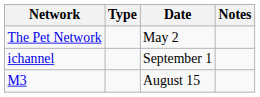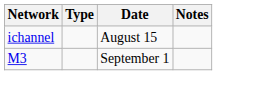- row: (55, 37)
(178, 59) September 1 -> (129, 37) August 15
(172, 80) August 15 -> (135, 59) September 1
